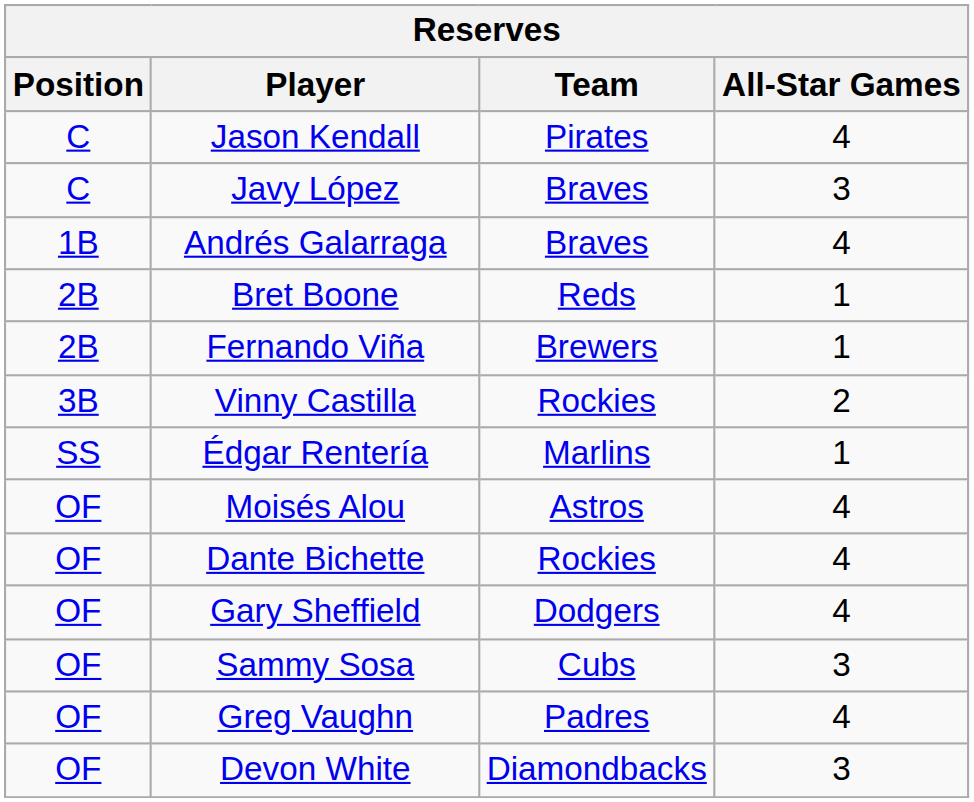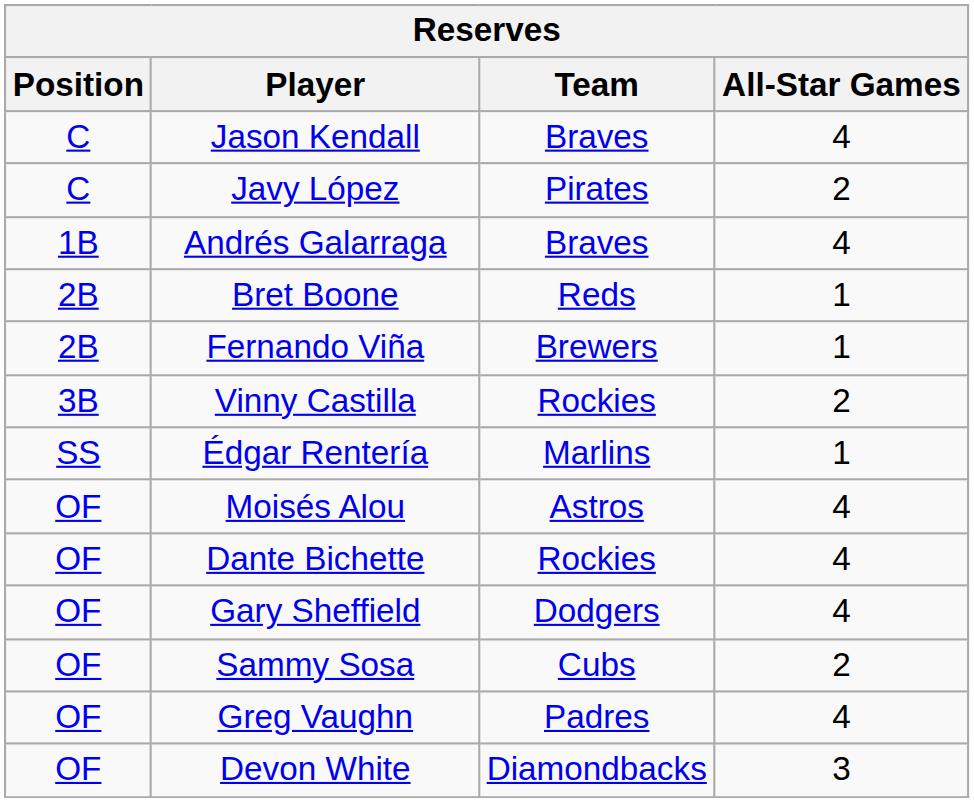(597, 136) Pirates -> (597, 136) Braves
(597, 189) Braves -> (597, 189) Pirates
(841, 189) 3 -> (841, 189) 2
(841, 664) 3 -> (841, 664) 2
